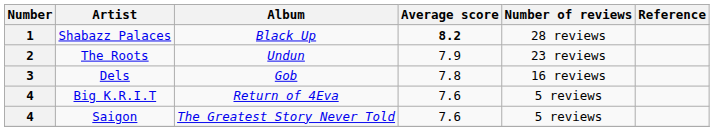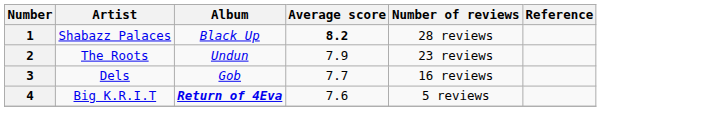(450, 76) 7.8 -> (337, 76) 7.7
(286, 96) normal -> (230, 96) bold
- row: (115, 116)
